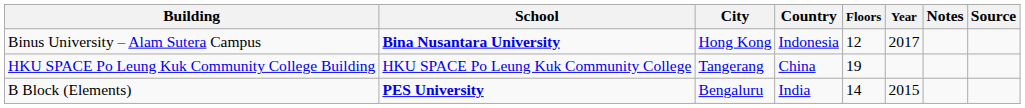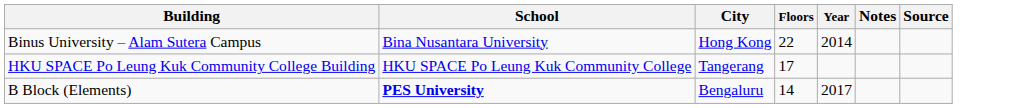- column: (809, 16)
(471, 41) bold -> (465, 41) normal
(854, 41) 12 -> (786, 41) 22
(904, 41) 2017 -> (836, 41) 2014
(854, 66) 19 -> (786, 66) 17
(904, 90) 2015 -> (836, 90) 2017
